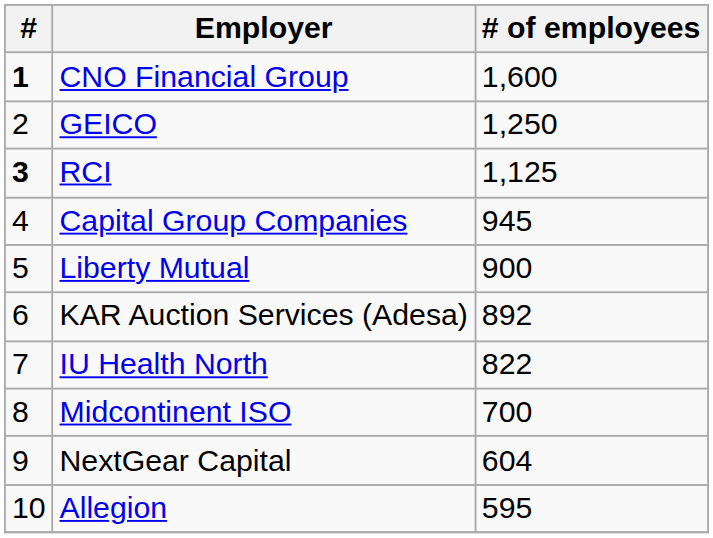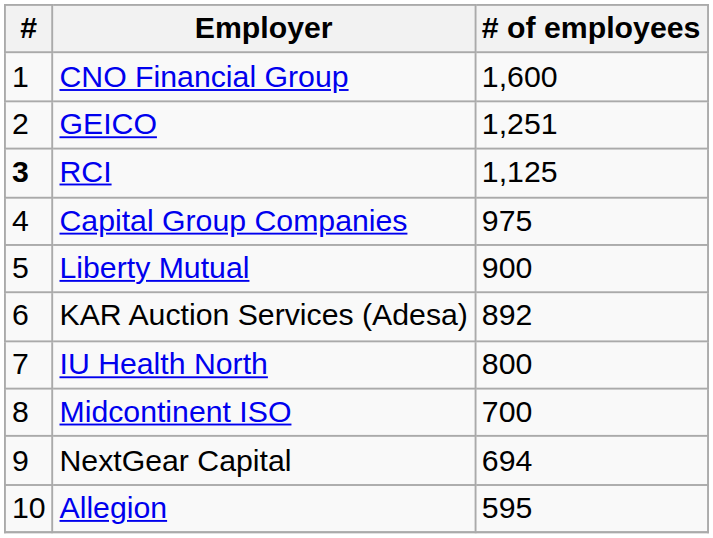(20, 76) bold -> (20, 76) normal
(520, 124) 1,250 -> (520, 124) 1,251
(507, 220) 945 -> (507, 220) 975
(507, 364) 822 -> (507, 364) 800
(507, 460) 604 -> (507, 460) 694
